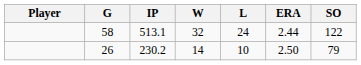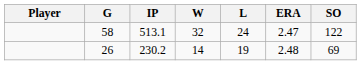(288, 32) 2.44 -> (288, 32) 2.47
(243, 50) 10 -> (243, 50) 19
(288, 50) 2.50 -> (288, 50) 2.48
(334, 50) 79 -> (334, 50) 69
